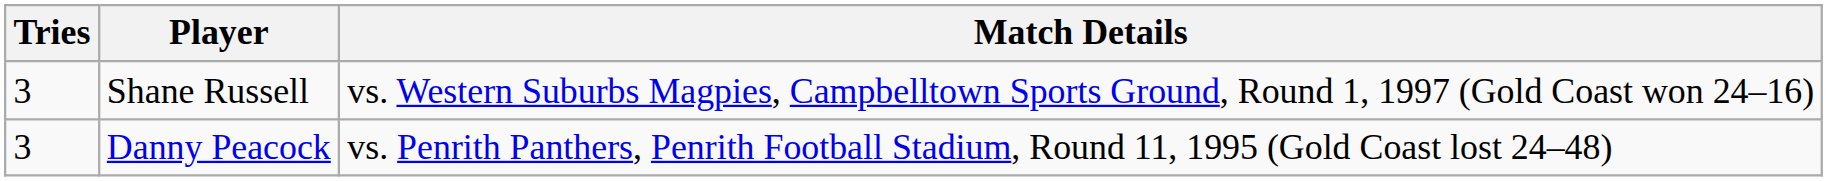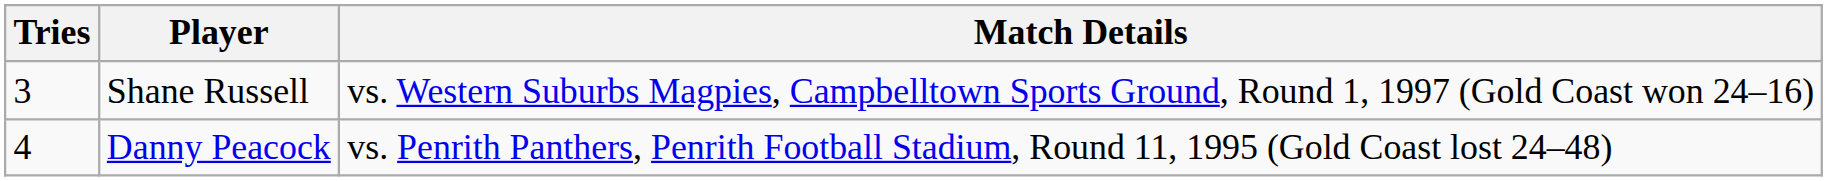(22, 146) 3 -> (22, 146) 4
